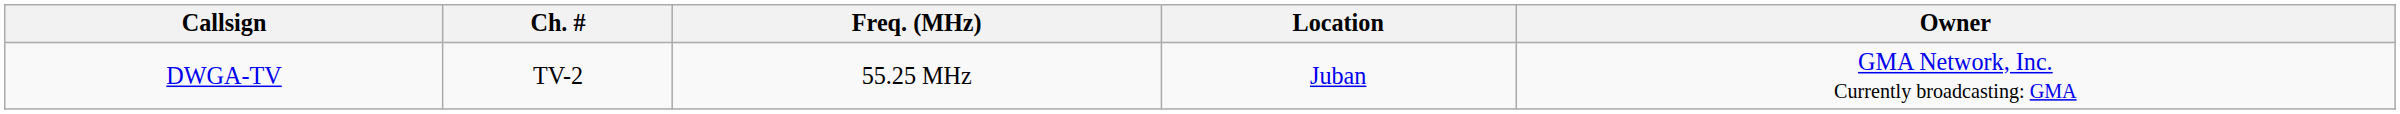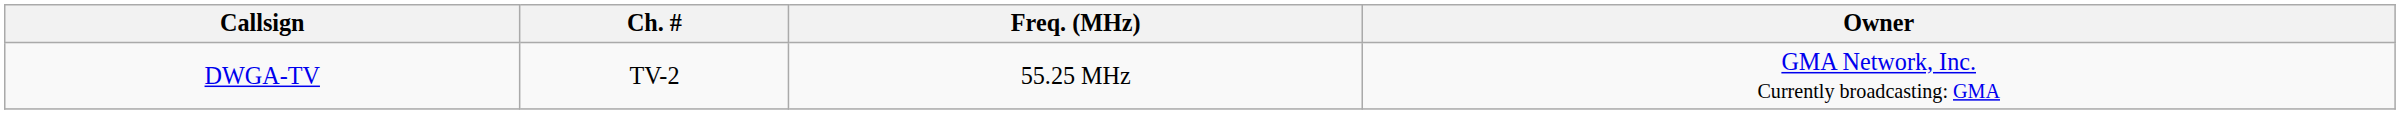- column: (1338, 23)
